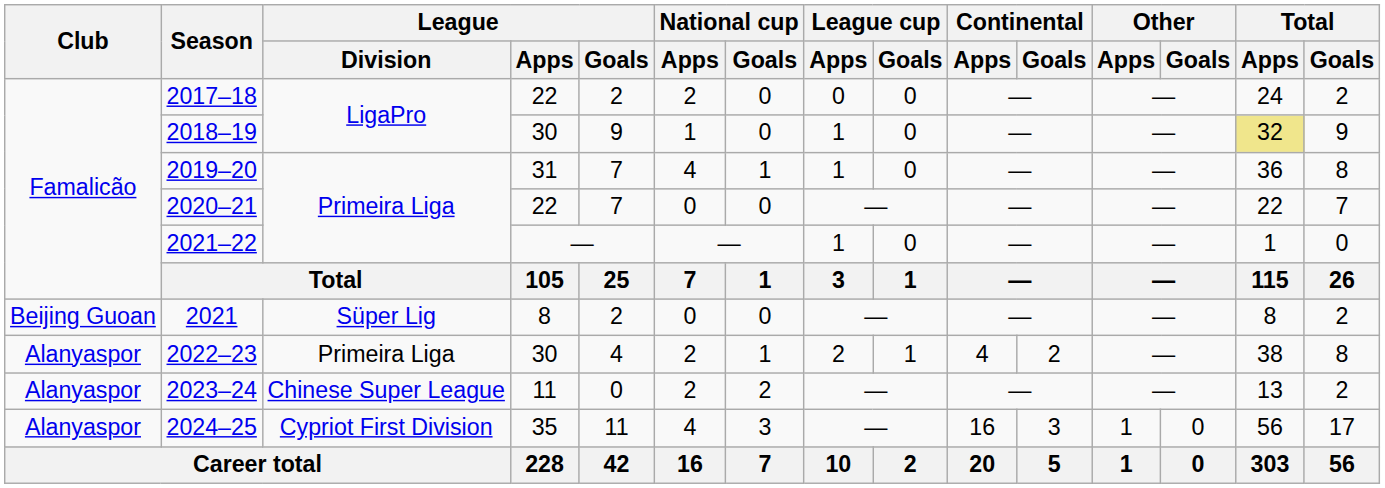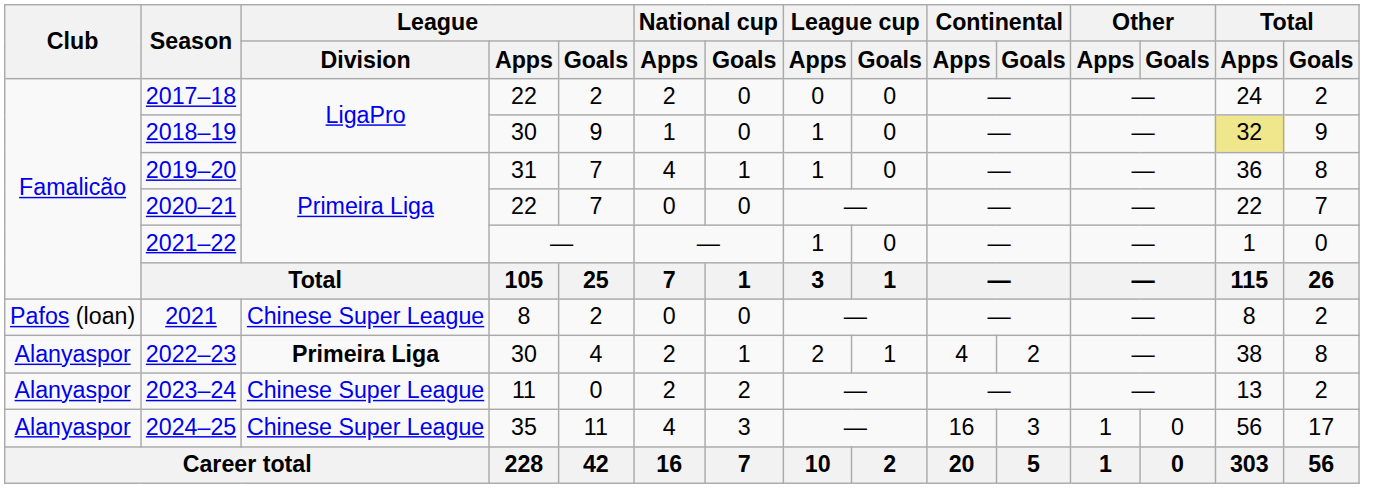(83, 317) Beijing Guoan -> (73, 317) Pafos (loan)
(386, 317) Süper Lig -> (366, 317) Chinese Super League
(386, 354) normal -> (366, 354) bold
(386, 427) Cypriot First Division -> (366, 427) Chinese Super League
